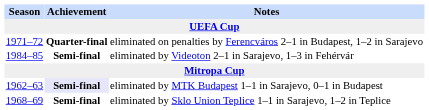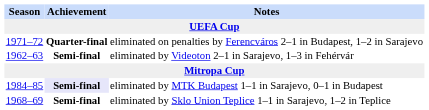(24, 56) 1984–85 -> (24, 56) 1962–63
(24, 85) 1962–63 -> (24, 85) 1984–85
